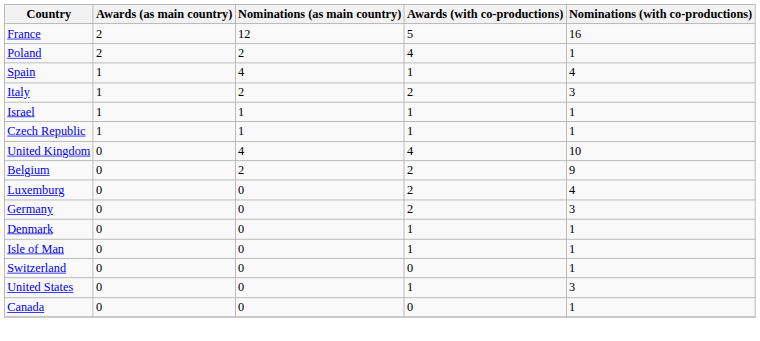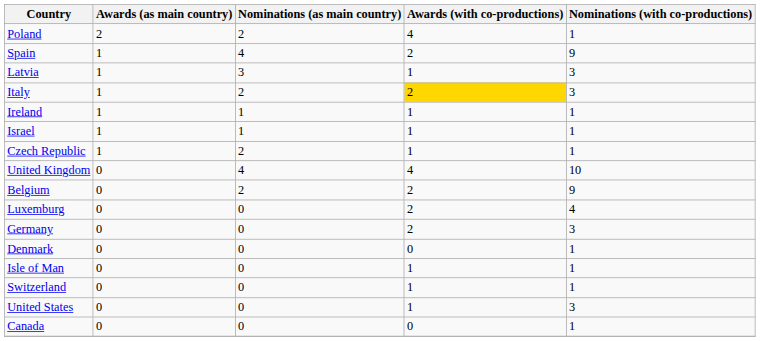- row: (24, 33)
(410, 72) 1 -> (410, 53) 2
(572, 72) 4 -> (572, 53) 9
+ row: (23, 72)
(410, 92) no background -> (410, 92) gold background
+ row: (25, 111)
(241, 131) 1 -> (241, 151) 2
(410, 229) 1 -> (410, 248) 0
(410, 268) 0 -> (410, 287) 1
